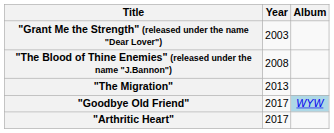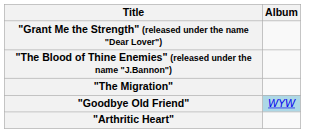- column: (277, 12)
